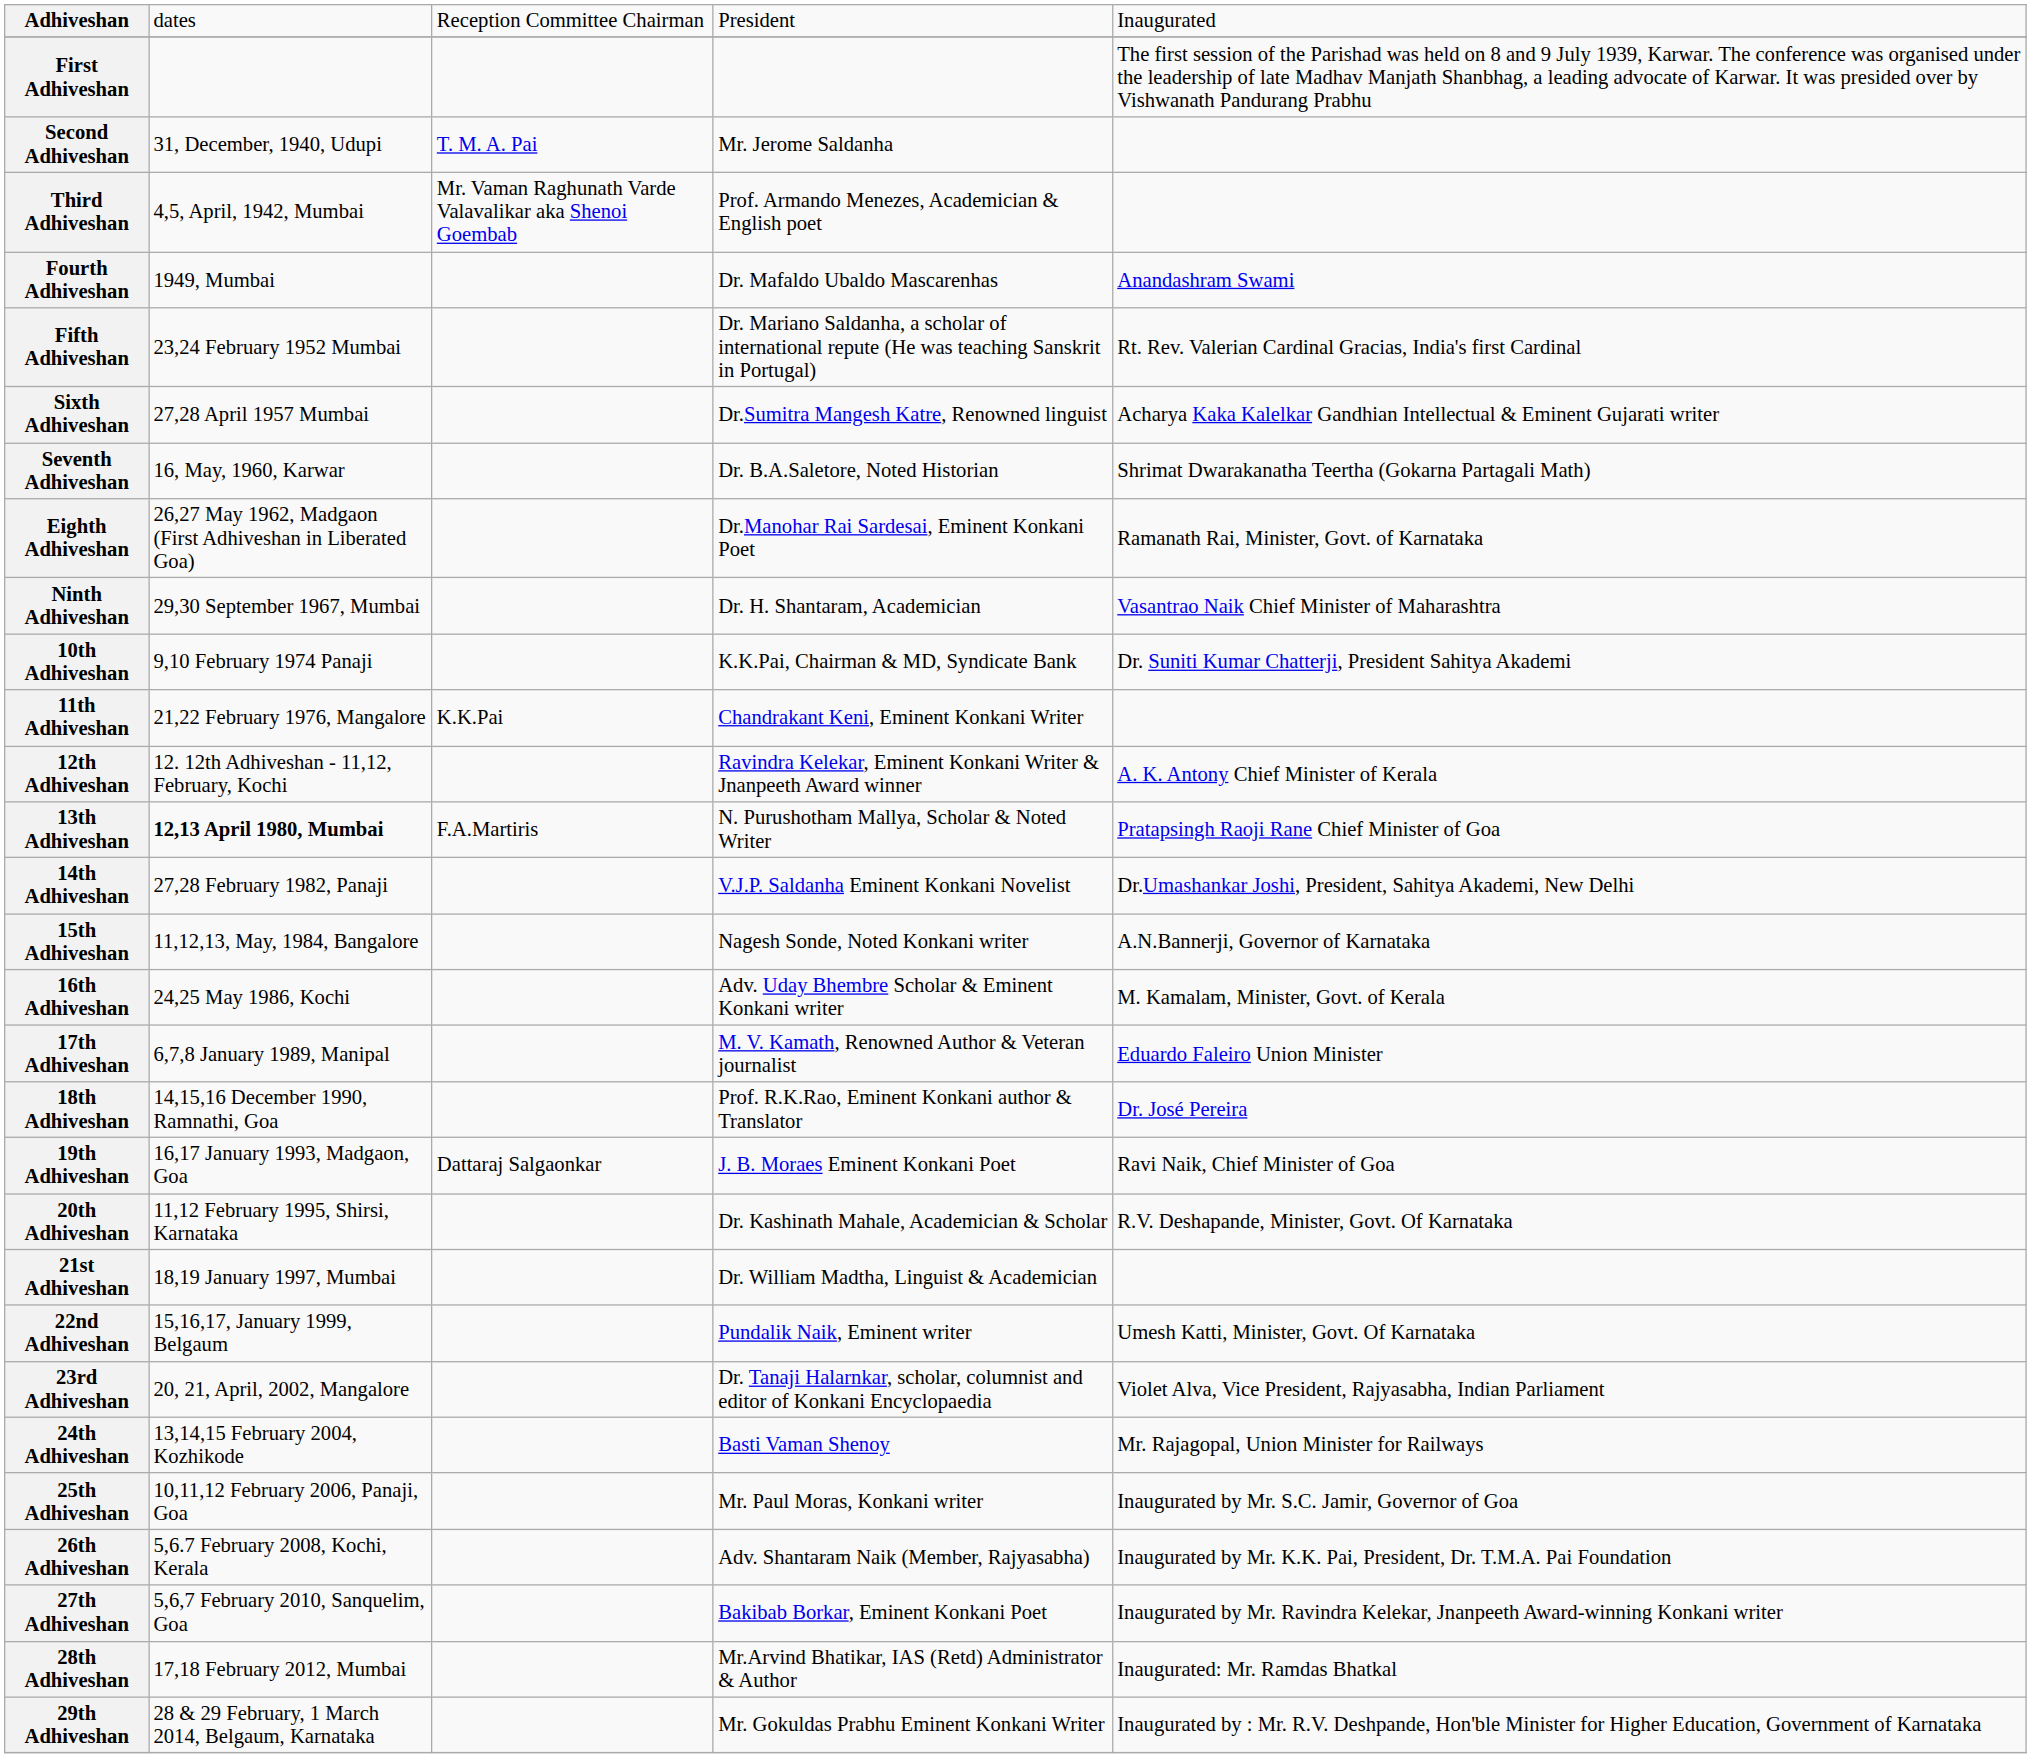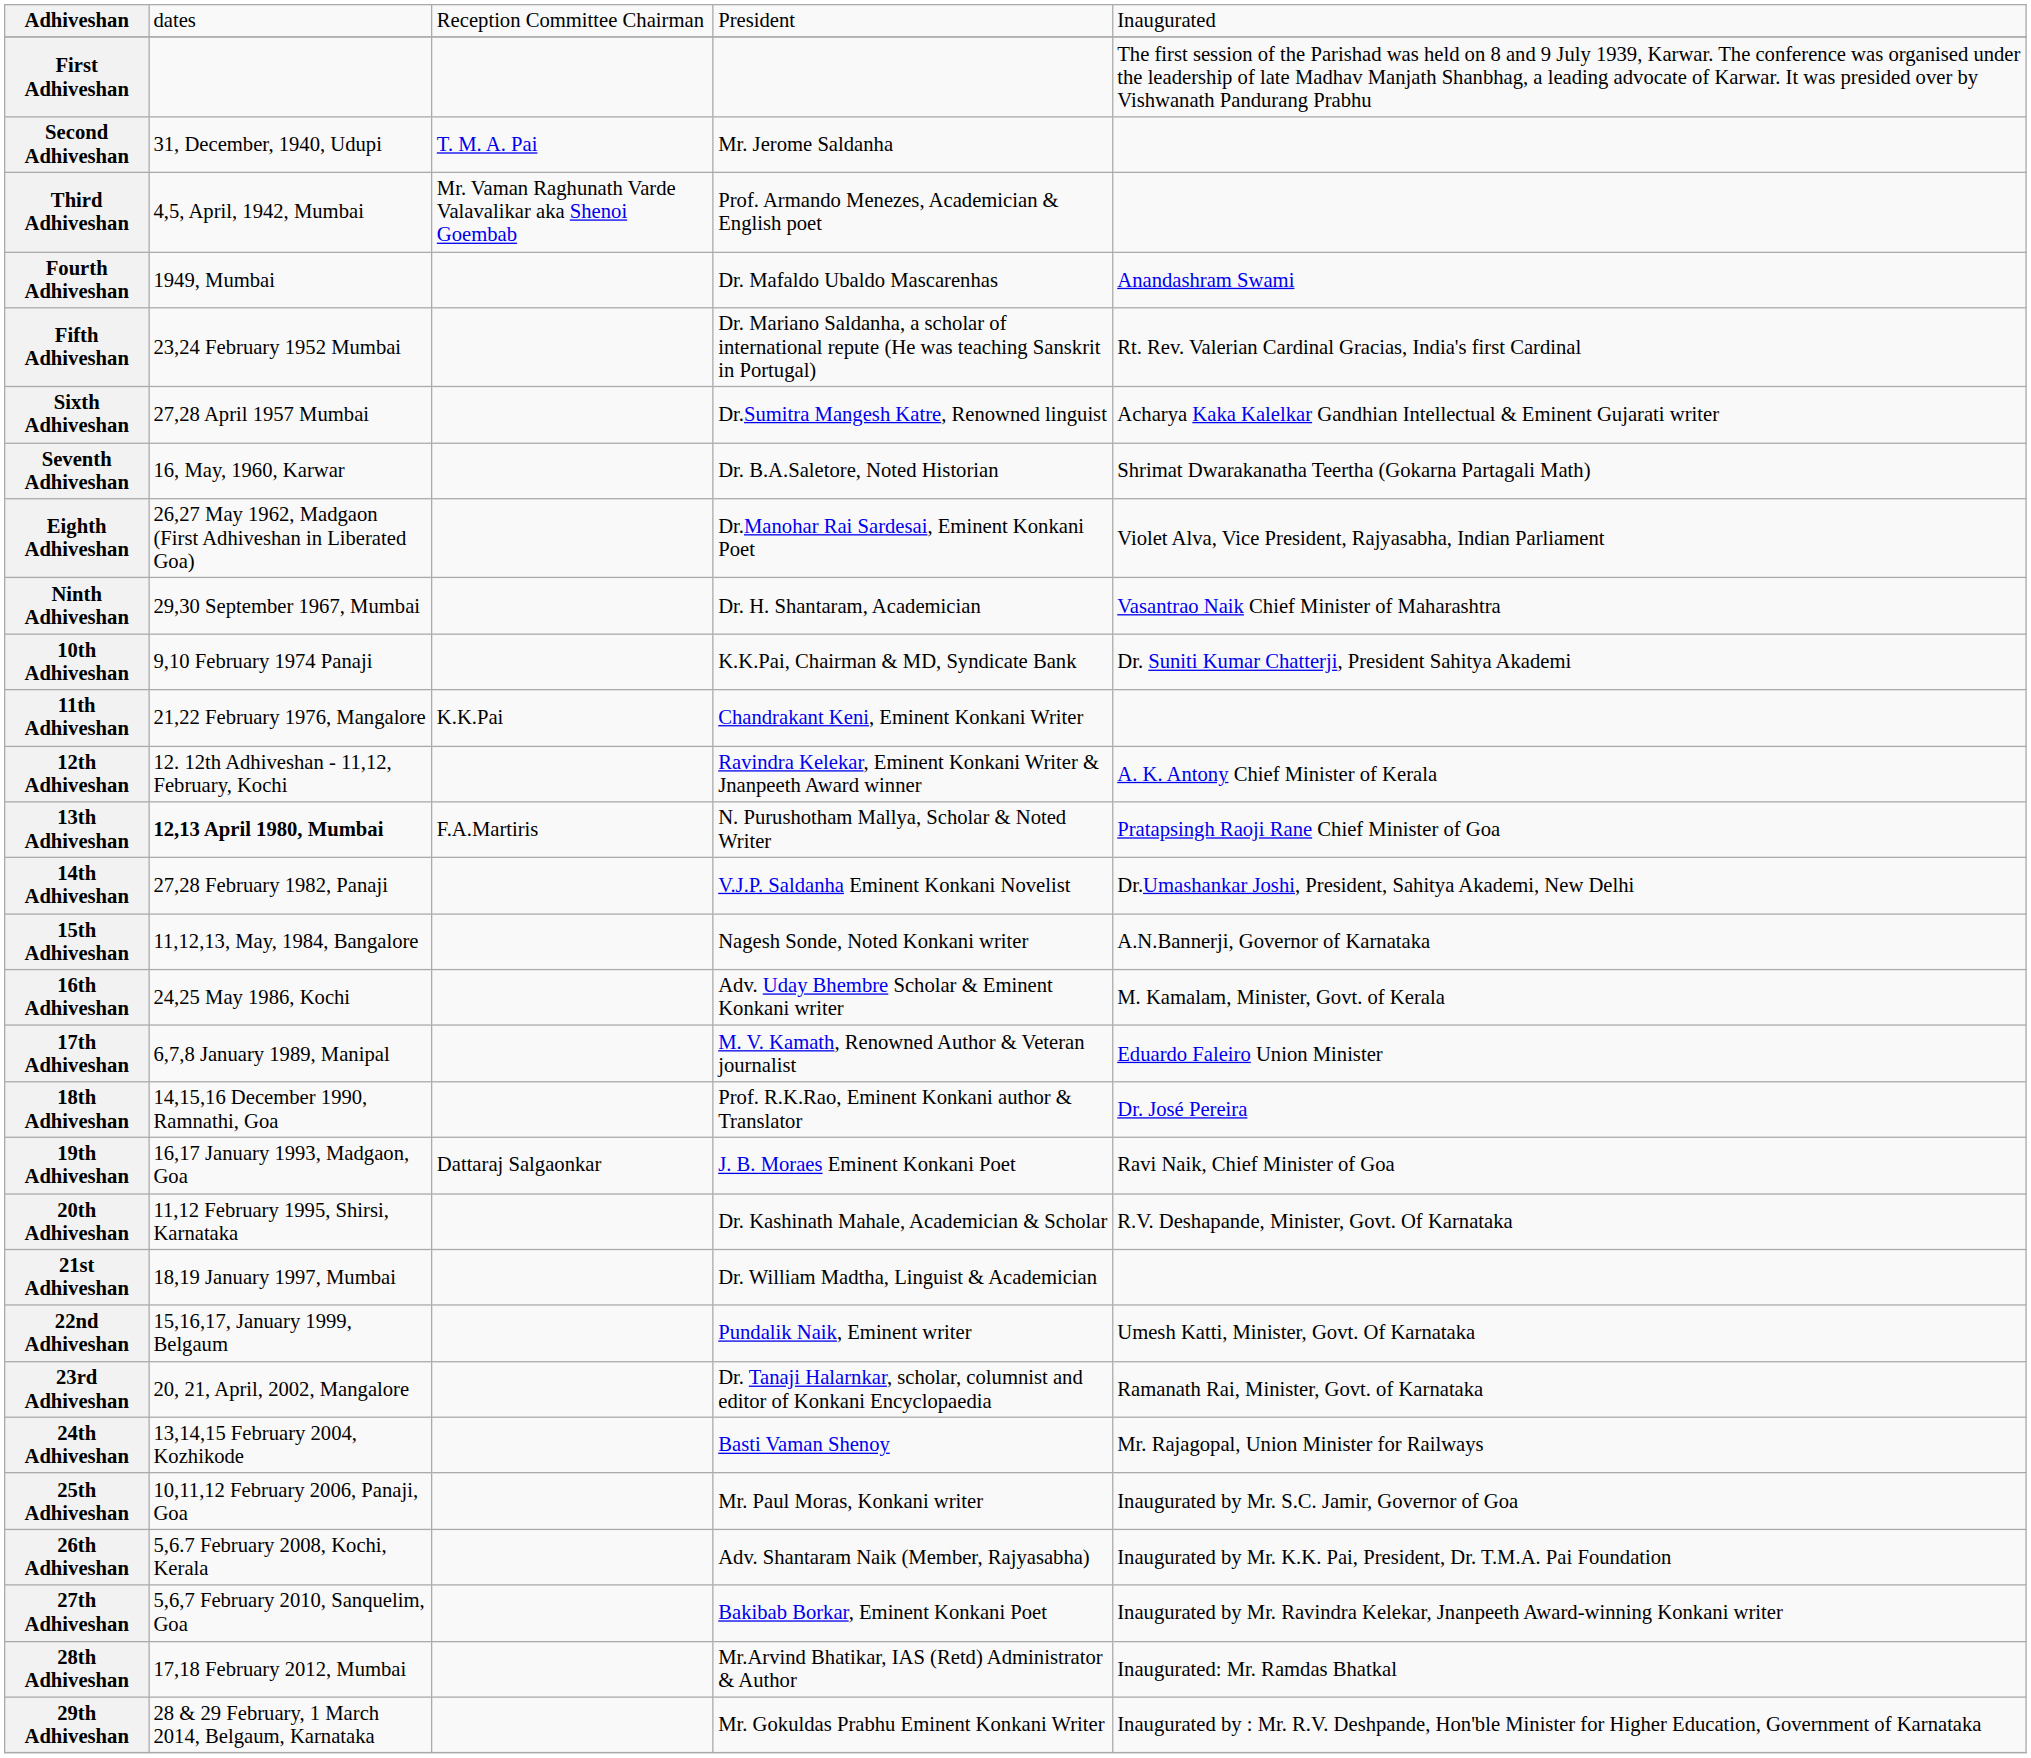(1300, 538) Ramanath Rai, Minister, Govt. of Karnataka -> (1361, 538) Violet Alva, Vice President, Rajyasabha, Indian Parliament
(1361, 1389) Violet Alva, Vice President, Rajyasabha, Indian Parliament -> (1300, 1389) Ramanath Rai, Minister, Govt. of Karnataka
